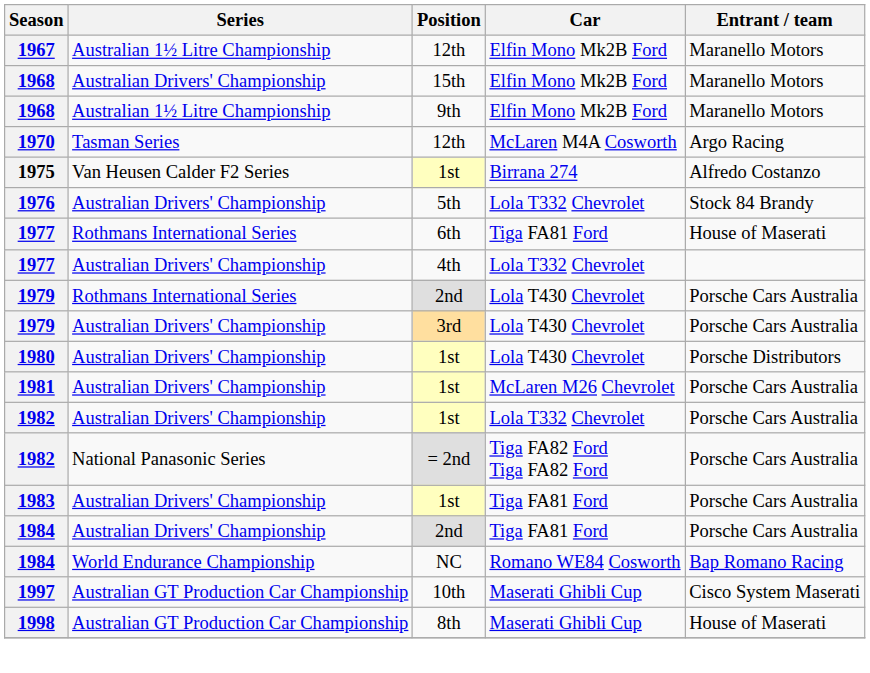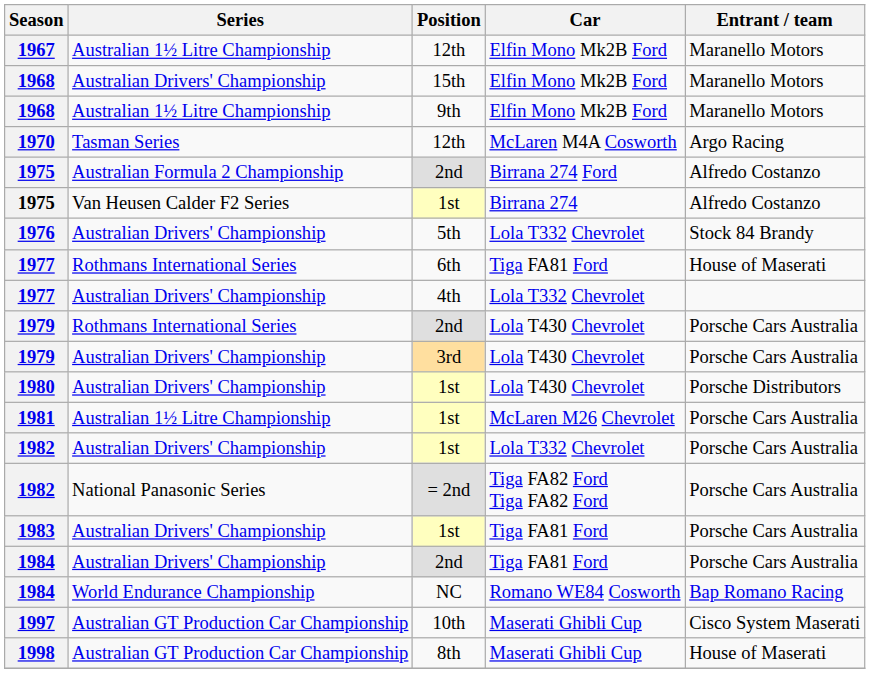+ row: (36, 172)
(199, 386) Australian Drivers' Championship -> (201, 417) Australian 1½ Litre Championship
